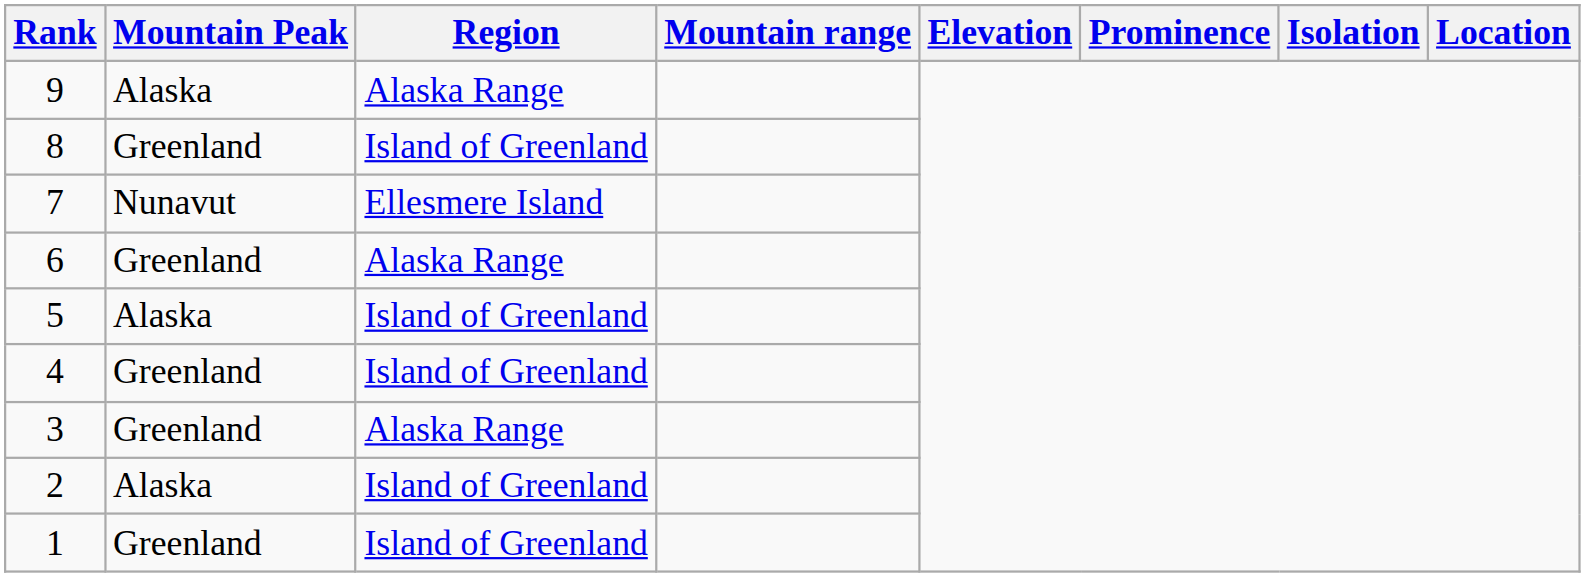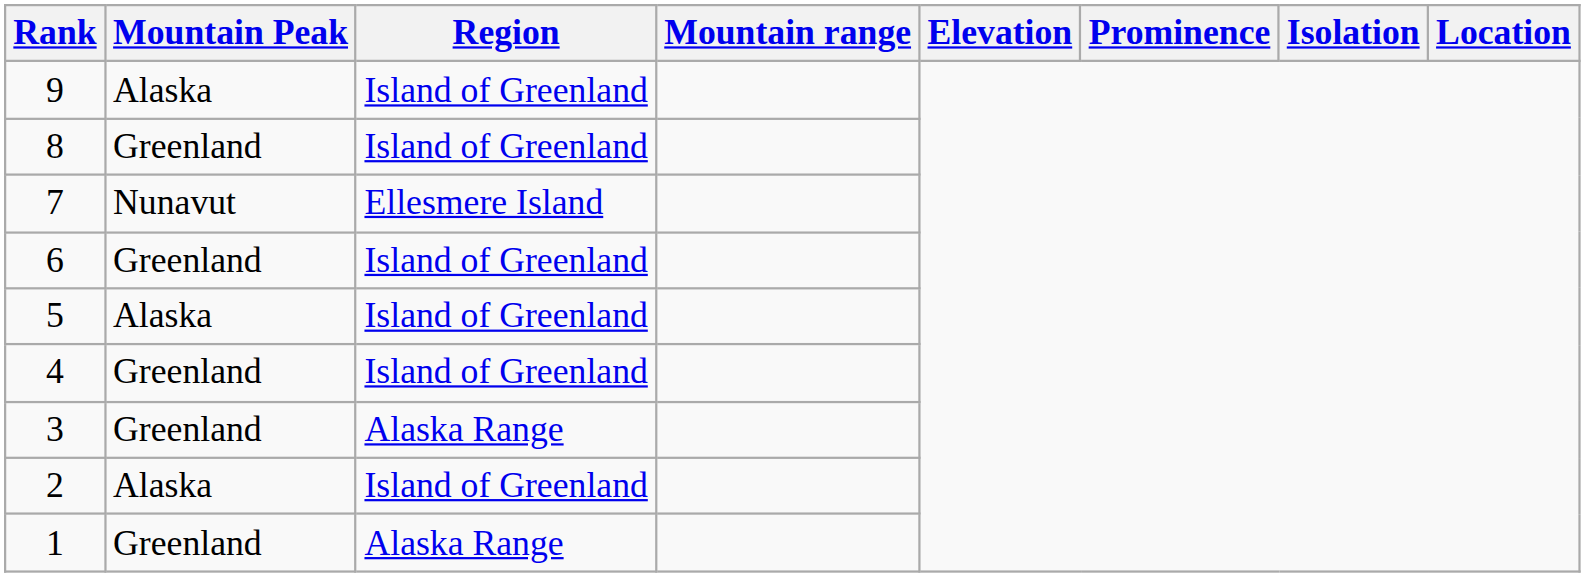(464, 89) Alaska Range -> (506, 89) Island of Greenland
(464, 259) Alaska Range -> (506, 259) Island of Greenland
(506, 542) Island of Greenland -> (464, 542) Alaska Range
